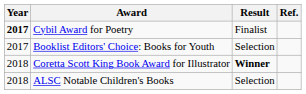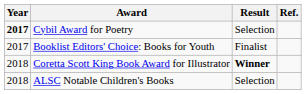(251, 30) Finalist -> (255, 30) Selection
(255, 47) Selection -> (251, 47) Finalist
